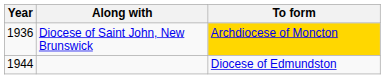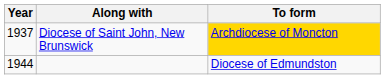(20, 32) 1936 -> (20, 32) 1937
